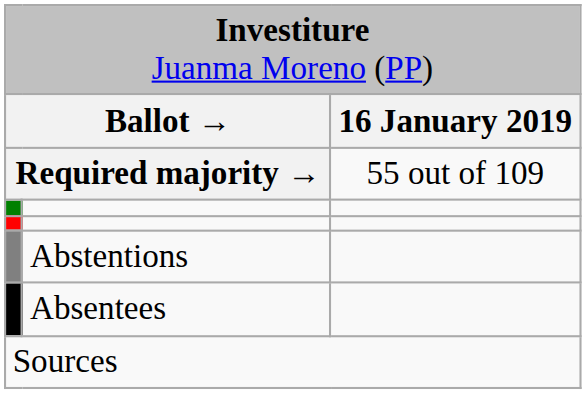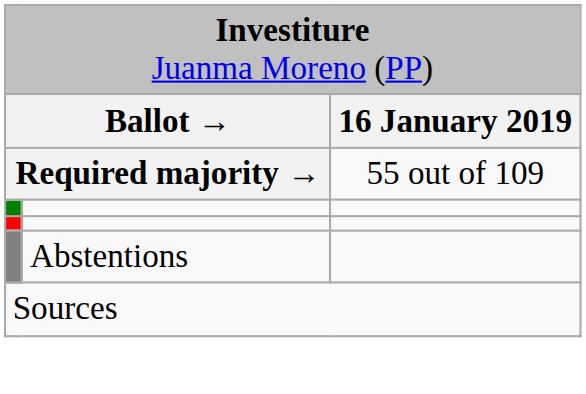- row: (14, 309)
